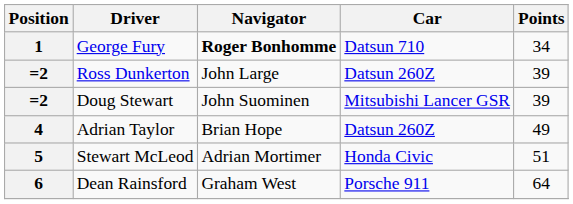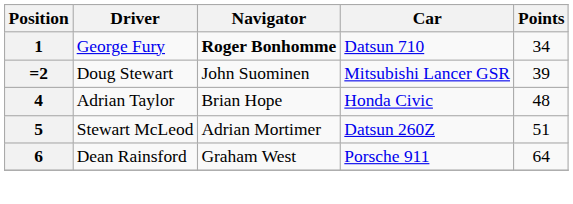- row: (133, 73)
(390, 128) Datsun 260Z -> (389, 101) Honda Civic
(541, 128) 49 -> (541, 101) 48
(389, 156) Honda Civic -> (390, 128) Datsun 260Z
